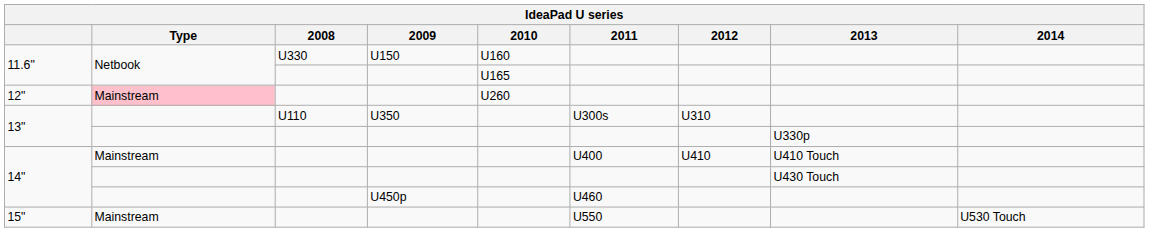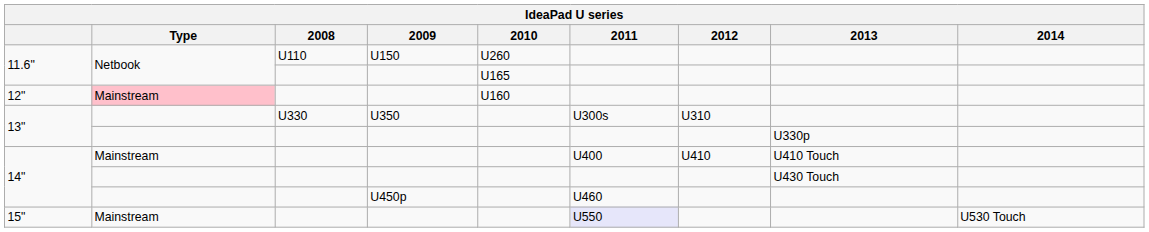(293, 55) U330 -> (292, 55) U110
(495, 55) U160 -> (495, 55) U260
(495, 95) U260 -> (495, 95) U160
(292, 116) U110 -> (293, 116) U330
(588, 217) no background -> (588, 217) lavender background
